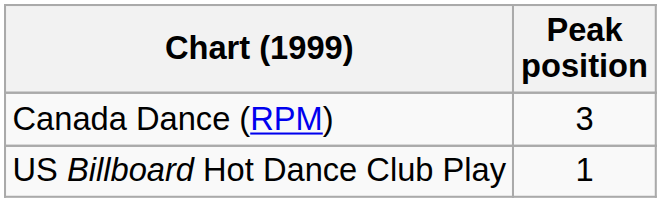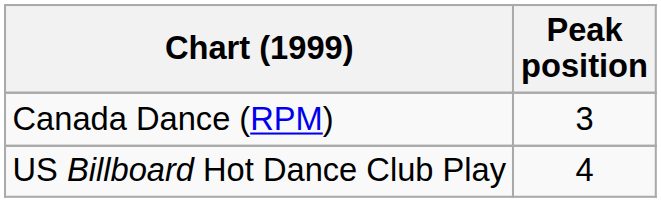(585, 170) 1 -> (585, 170) 4
